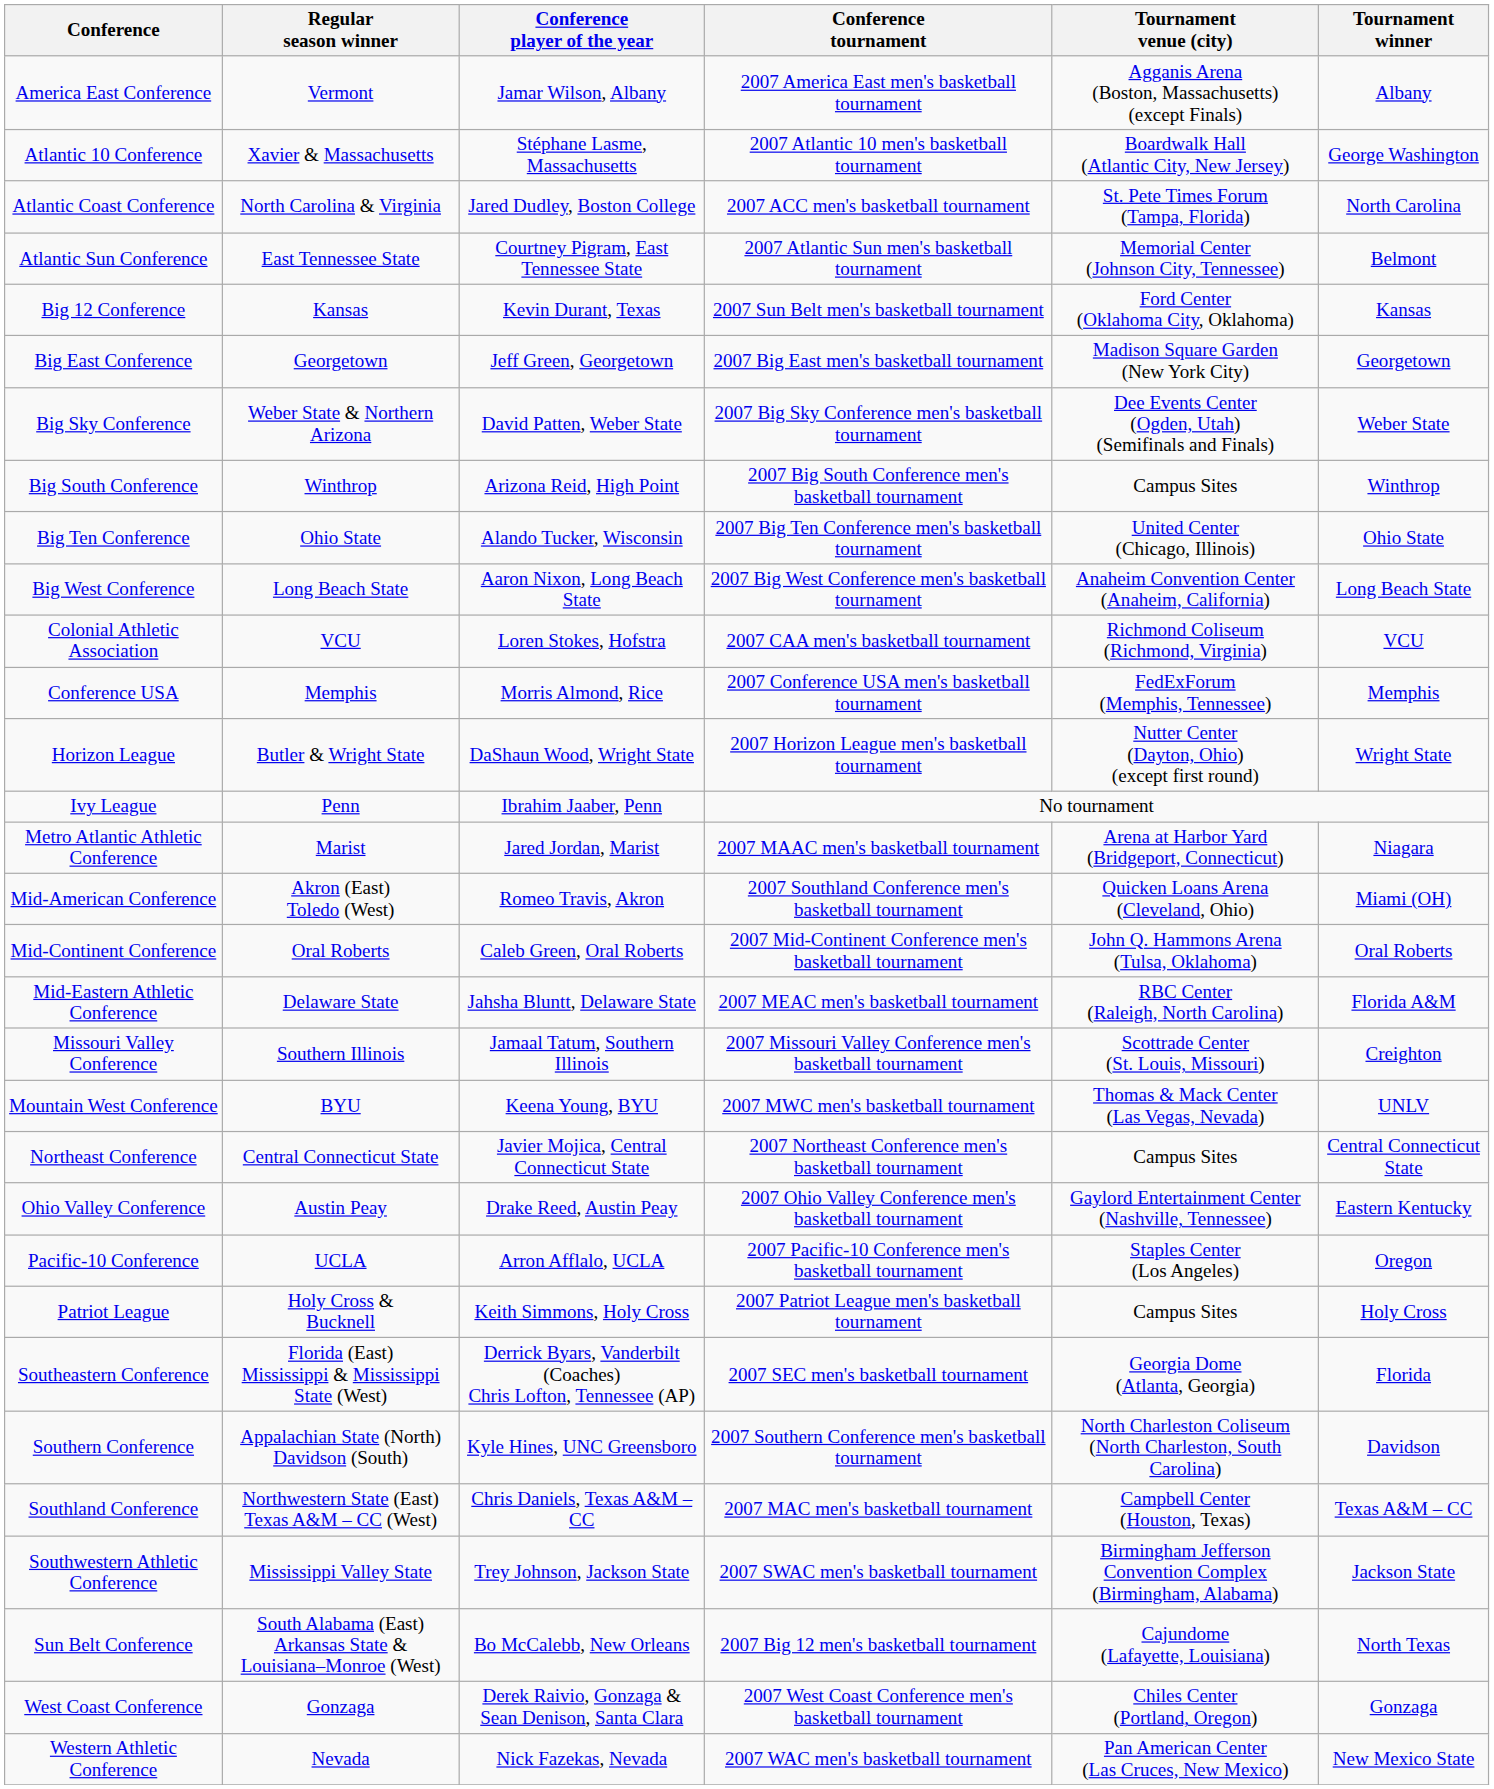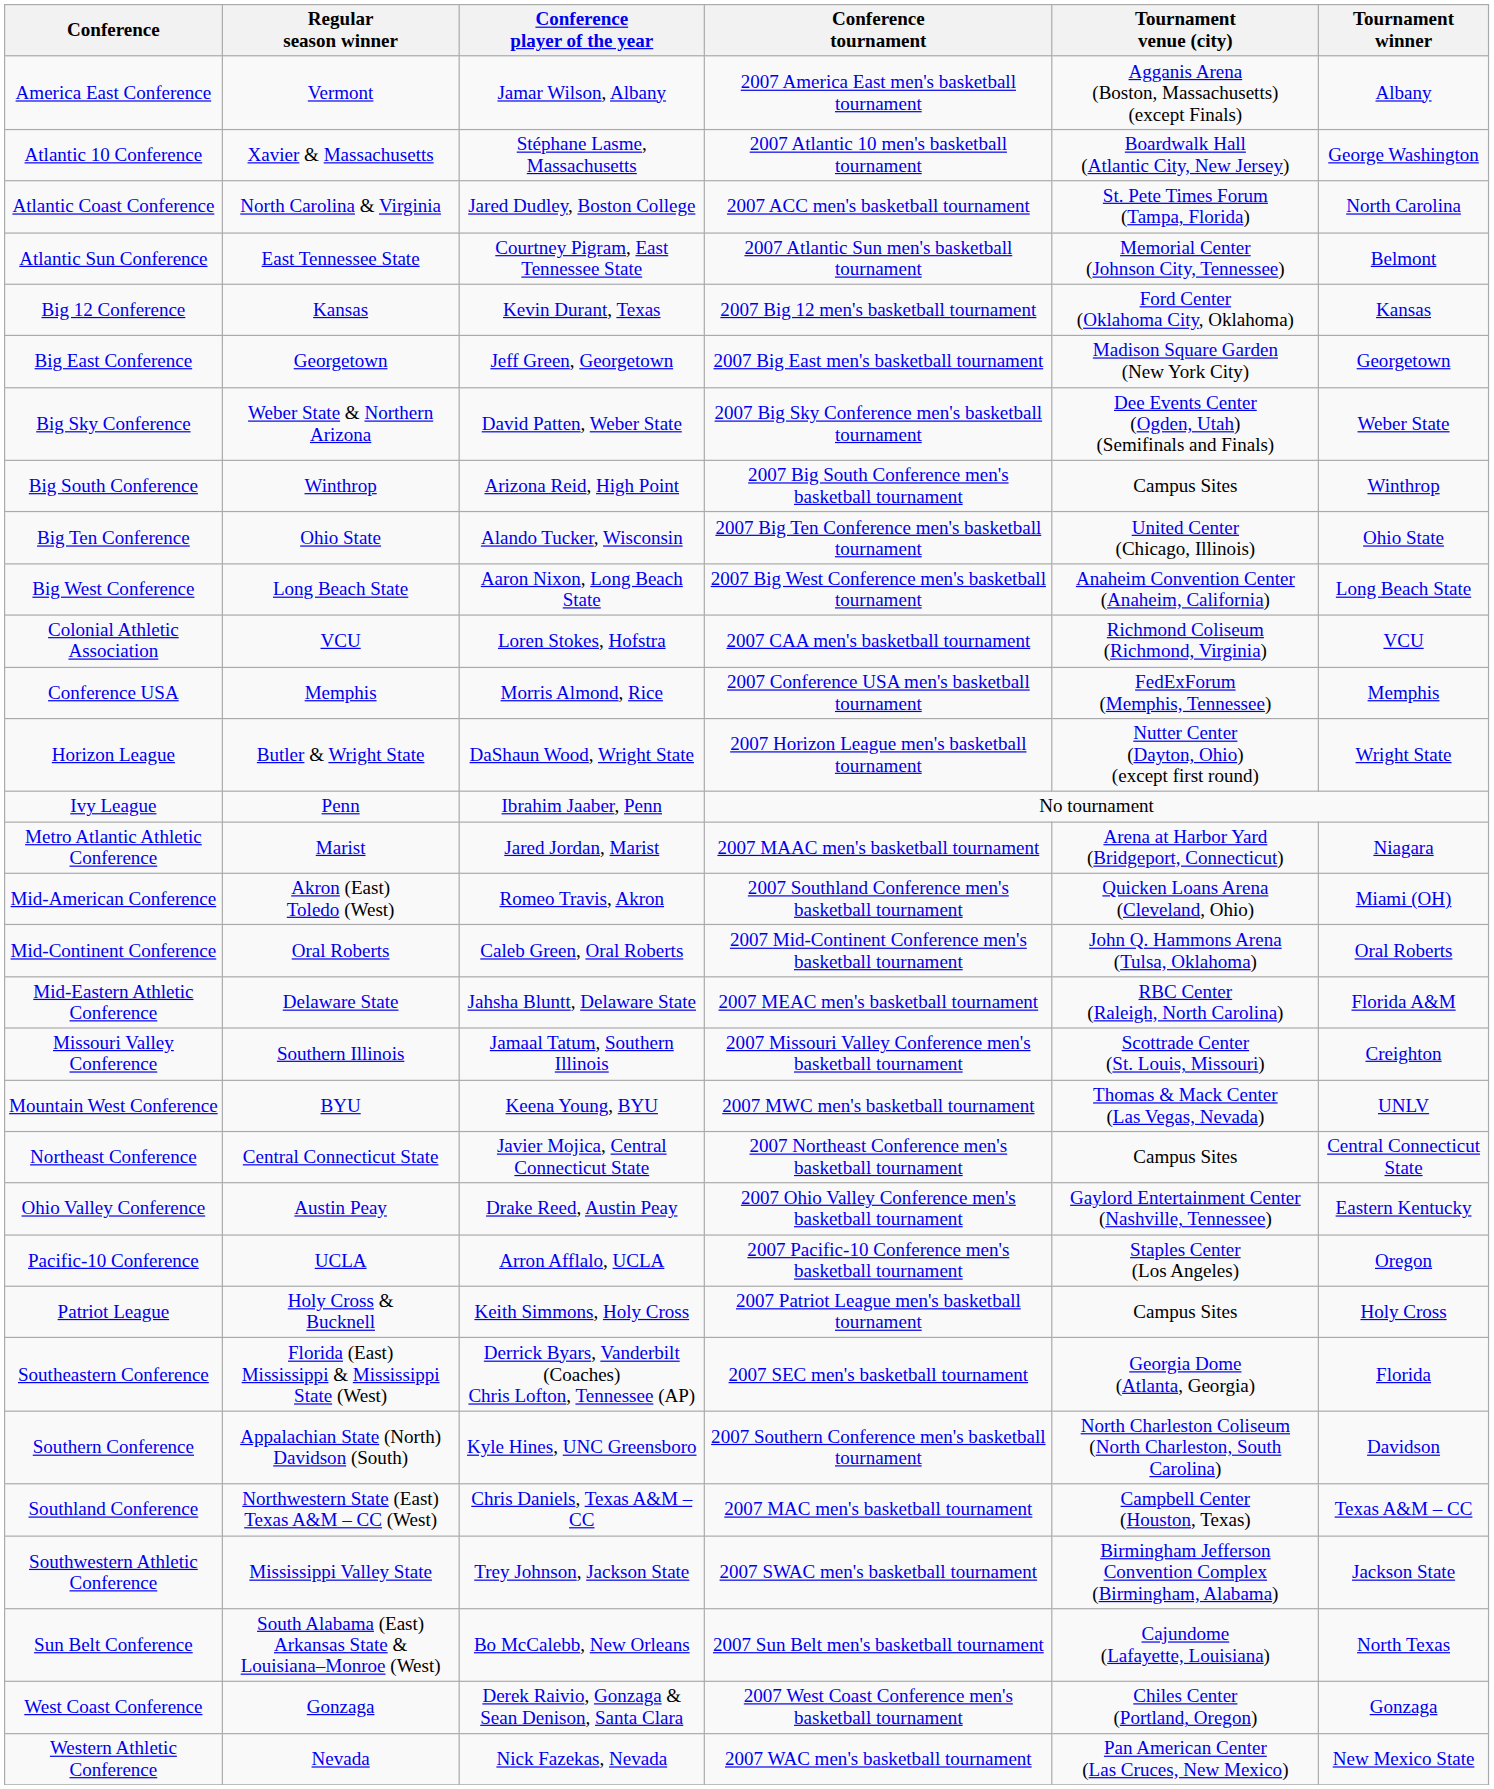(878, 309) 2007 Sun Belt men's basketball tournament -> (878, 309) 2007 Big 12 men's basketball tournament
(878, 1644) 2007 Big 12 men's basketball tournament -> (878, 1644) 2007 Sun Belt men's basketball tournament
